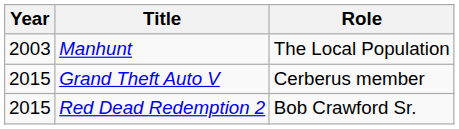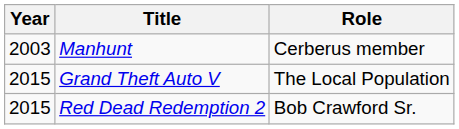(362, 49) The Local Population -> (349, 49) Cerberus member
(349, 78) Cerberus member -> (362, 78) The Local Population
